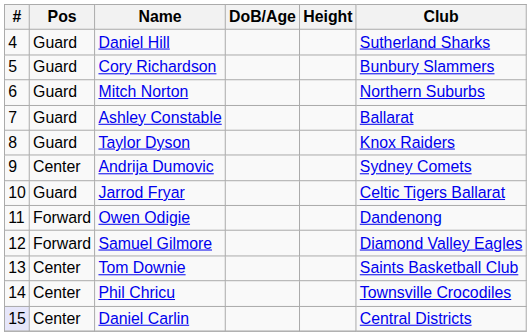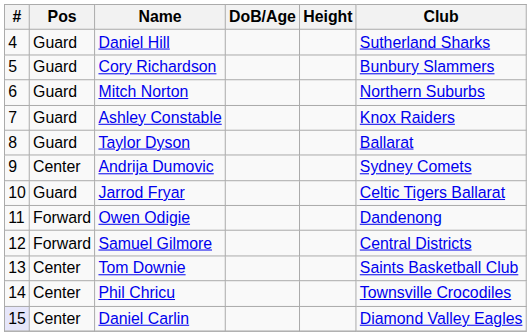(387, 117) Ballarat -> (407, 117) Knox Raiders
(407, 142) Knox Raiders -> (387, 142) Ballarat
(441, 243) Diamond Valley Eagles -> (416, 243) Central Districts
(416, 318) Central Districts -> (441, 318) Diamond Valley Eagles
